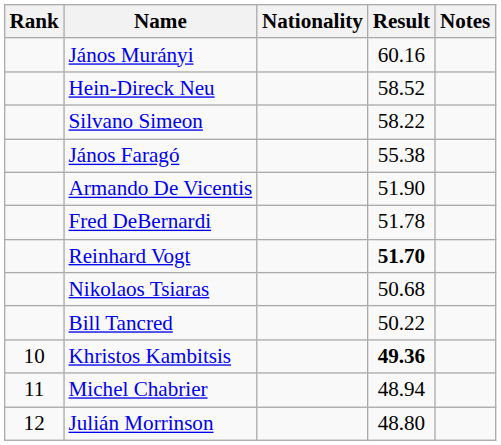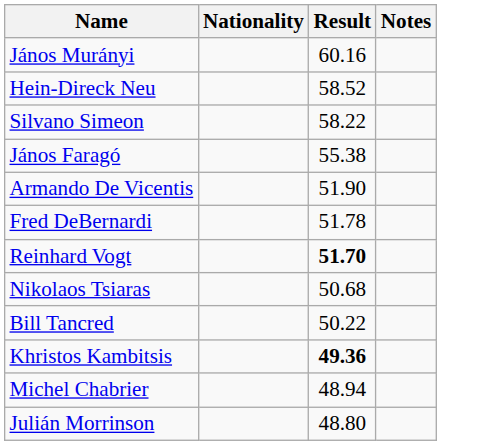- column: (34, 21)
